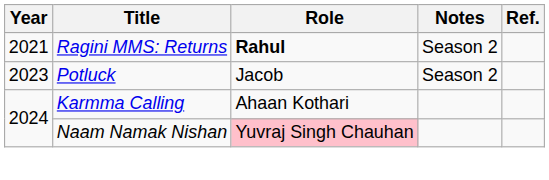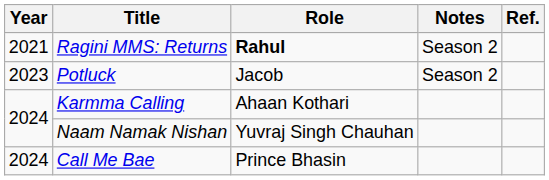(325, 132) pink background -> (325, 132) no background
+ row: (106, 160)
